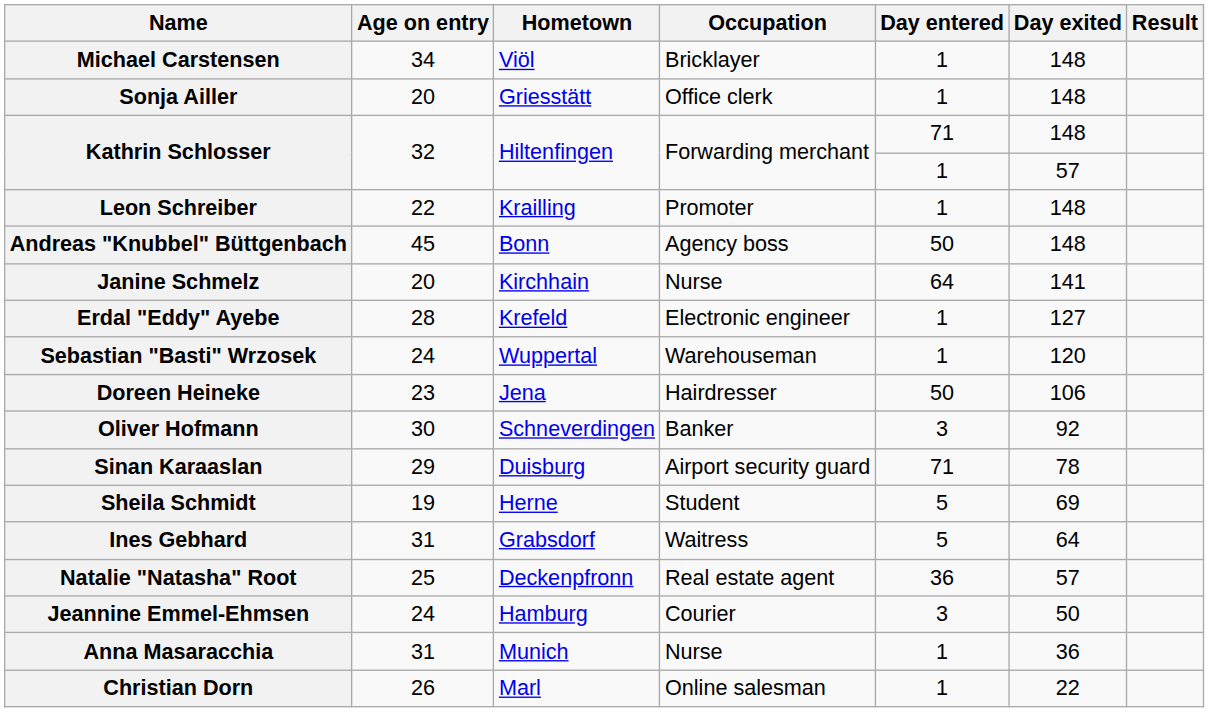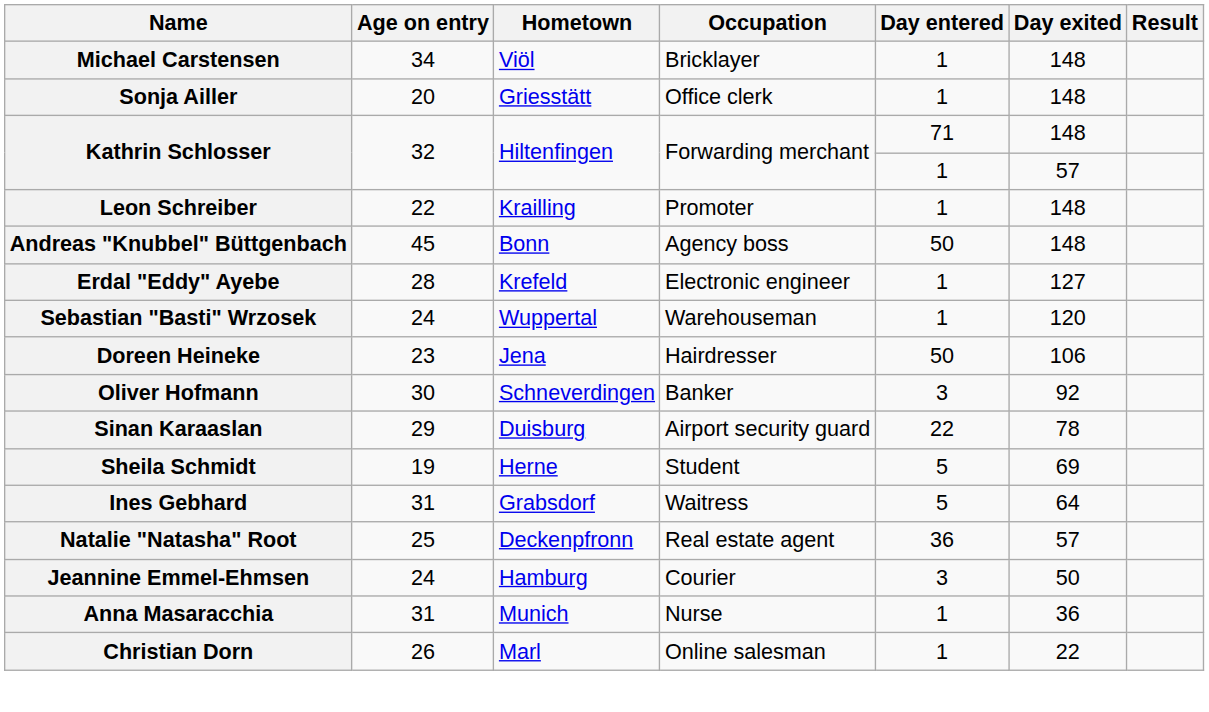- row: (178, 281)
(942, 466) 71 -> (942, 429) 22
